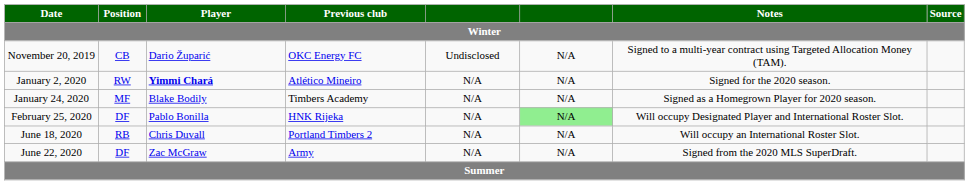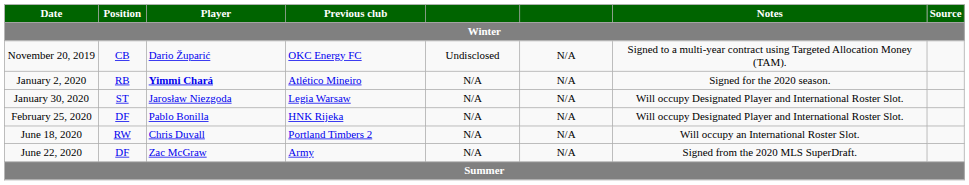(122, 80) RW -> (122, 80) RB
- row: (51, 99)
+ row: (51, 99)
(566, 117) lightgreen background -> (566, 117) no background
(122, 135) RB -> (122, 135) RW
